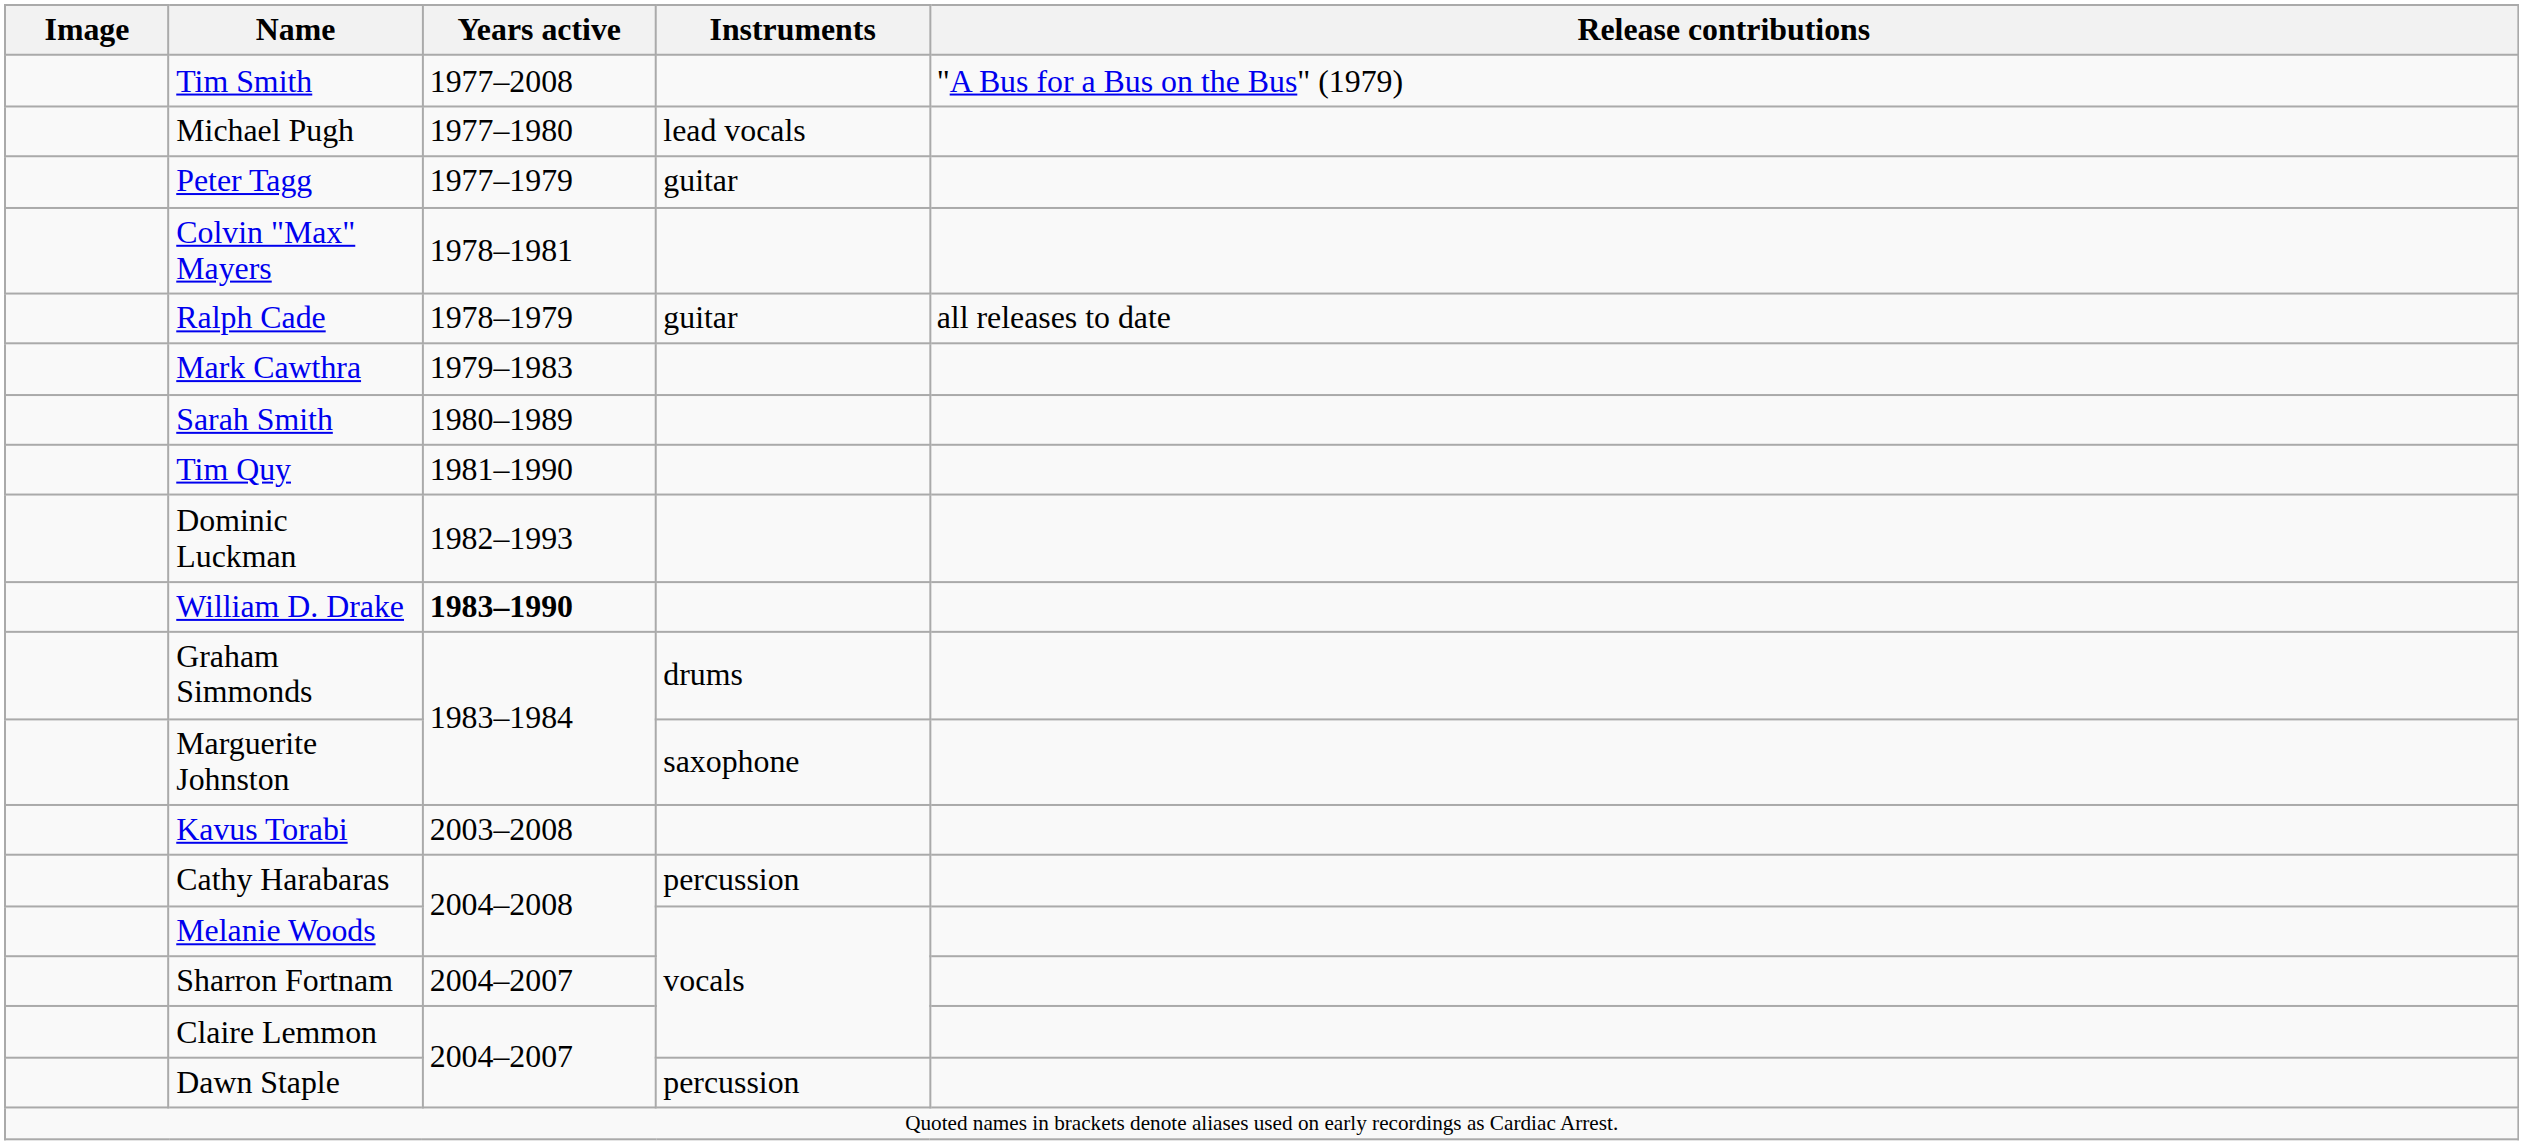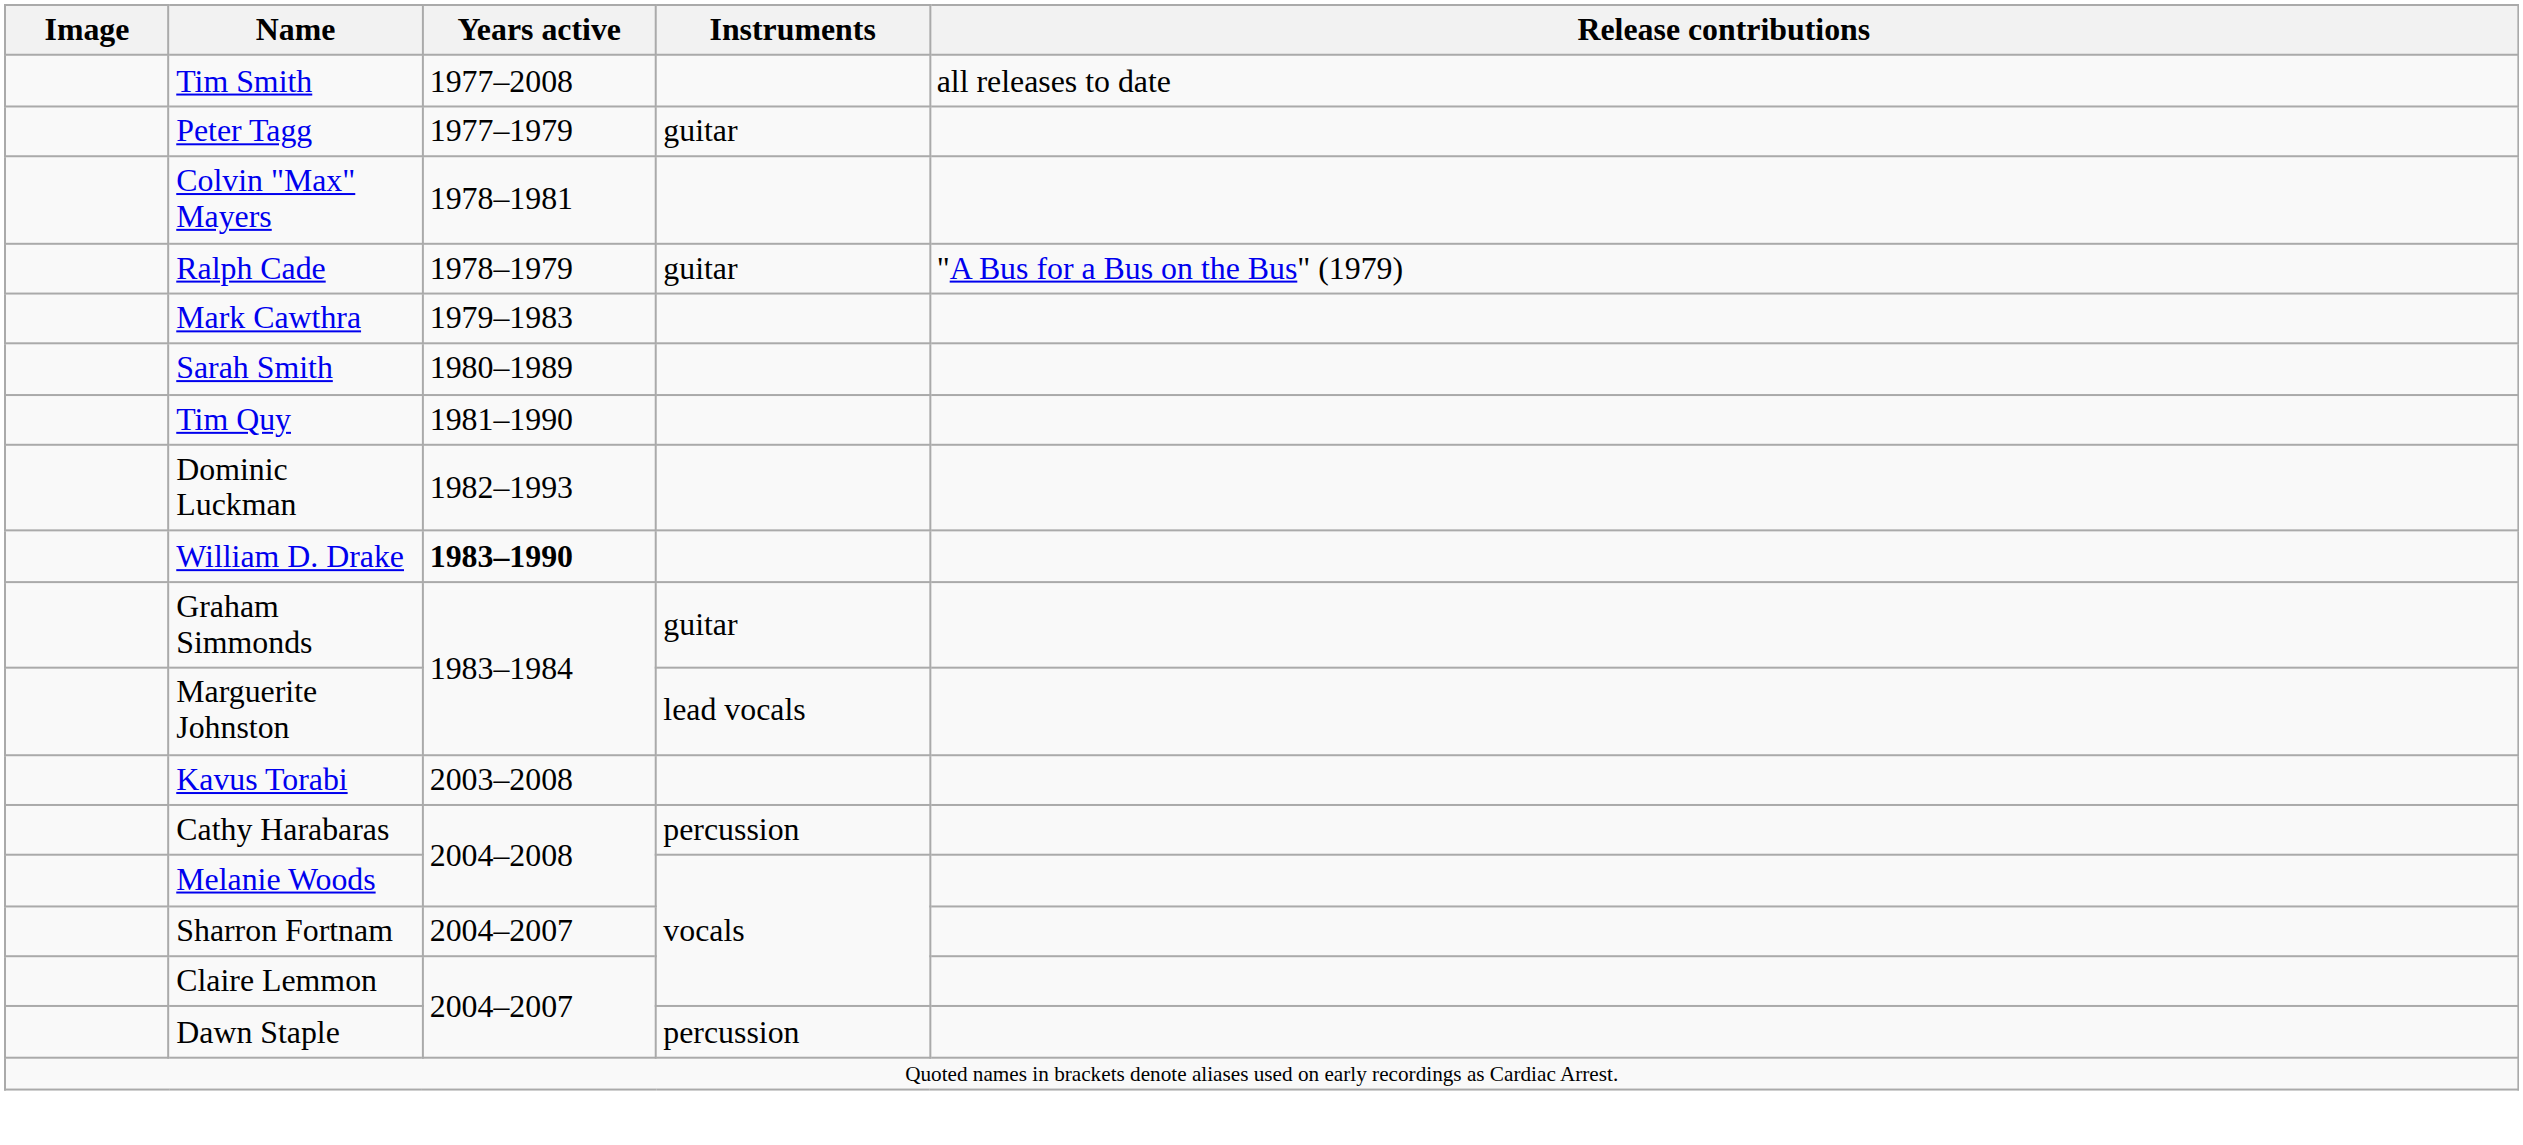(1170, 80) "A Bus for a Bus on the Bus" (1979) -> (1054, 80) all releases to date
- row: (265, 130)
(1054, 318) all releases to date -> (1170, 267) "A Bus for a Bus on the Bus" (1979)
(703, 674) drums -> (700, 624) guitar
(731, 761) saxophone -> (734, 710) lead vocals
